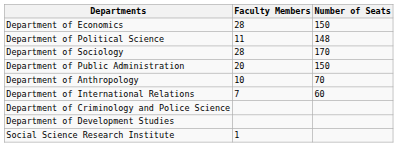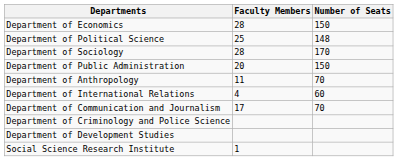(239, 39) 11 -> (239, 39) 25
(239, 80) 10 -> (239, 80) 11
(237, 94) 7 -> (237, 94) 4
+ row: (113, 108)
